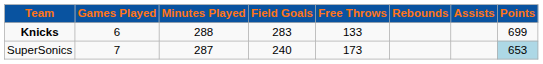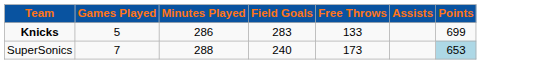- column: (420, 13)
(117, 31) 6 -> (117, 31) 5
(204, 31) 288 -> (204, 31) 286
(204, 50) 287 -> (204, 50) 288
